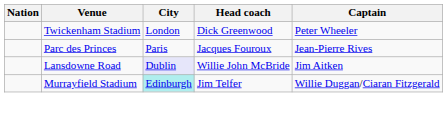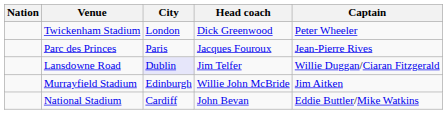(243, 65) Willie John McBride -> (219, 65) Jim Telfer
(319, 65) Jim Aitken -> (367, 65) Willie Duggan/Ciaran Fitzgerald
(169, 83) paleturquoise background -> (169, 83) no background
(219, 83) Jim Telfer -> (243, 83) Willie John McBride
(367, 83) Willie Duggan/Ciaran Fitzgerald -> (319, 83) Jim Aitken
+ row: (83, 100)
